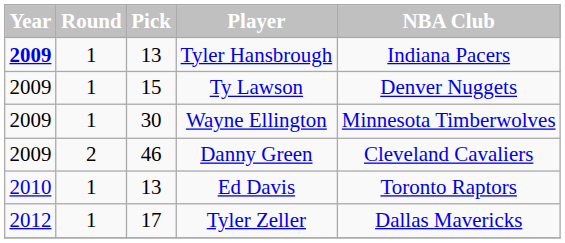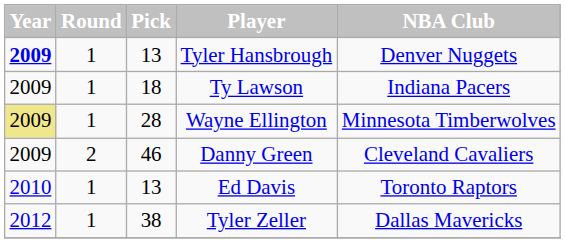(449, 54) Indiana Pacers -> (449, 54) Denver Nuggets
(151, 87) 15 -> (151, 87) 18
(449, 87) Denver Nuggets -> (449, 87) Indiana Pacers
(30, 120) no background -> (30, 120) khaki background
(151, 120) 30 -> (151, 120) 28
(151, 220) 17 -> (151, 220) 38
